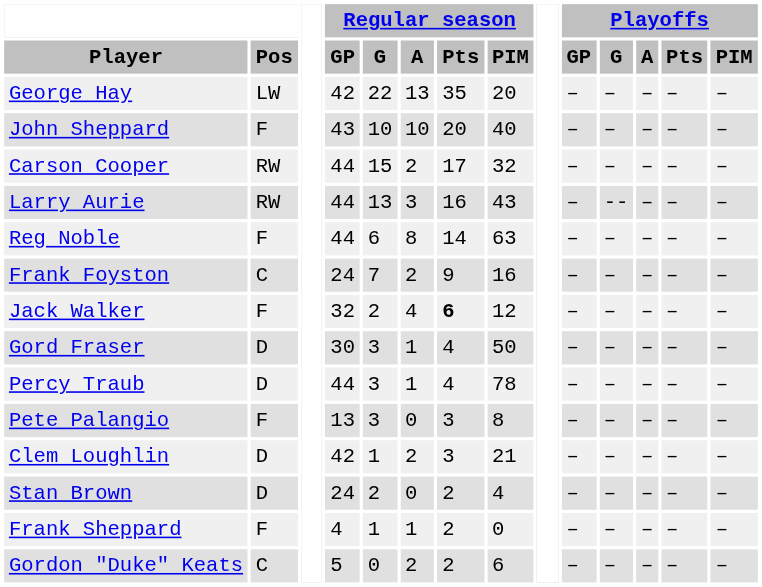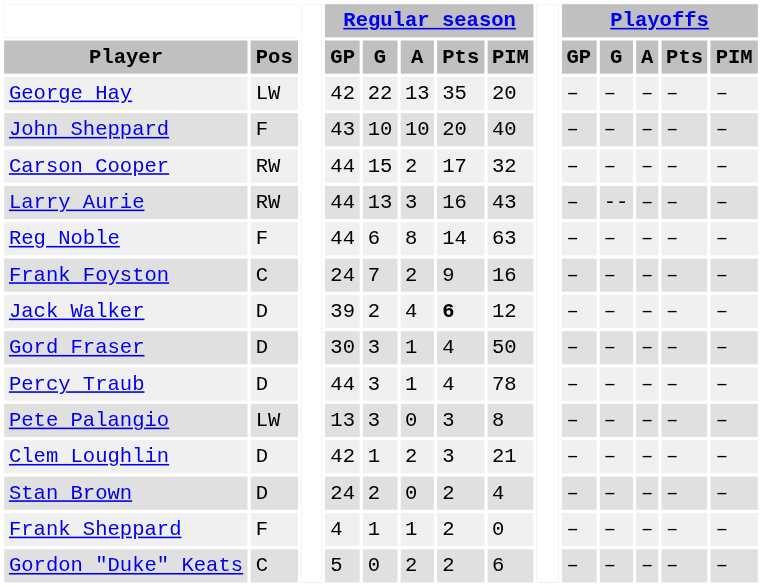(262, 311) F -> (262, 311) D
(343, 311) 32 -> (343, 311) 39
(262, 420) F -> (268, 420) LW
